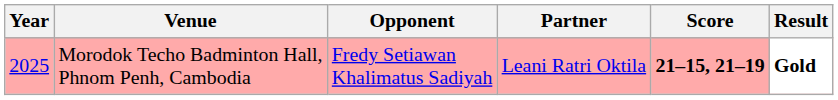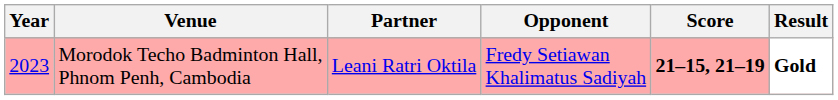columns swapped: (574, 21) <-> (412, 21)
(29, 65) 2025 -> (29, 65) 2023
